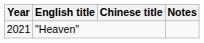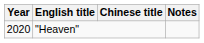(19, 29) 2021 -> (19, 29) 2020
